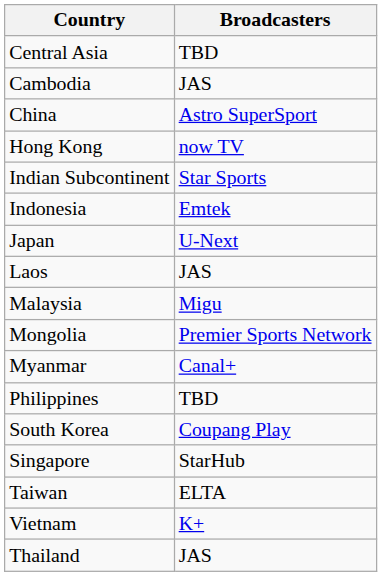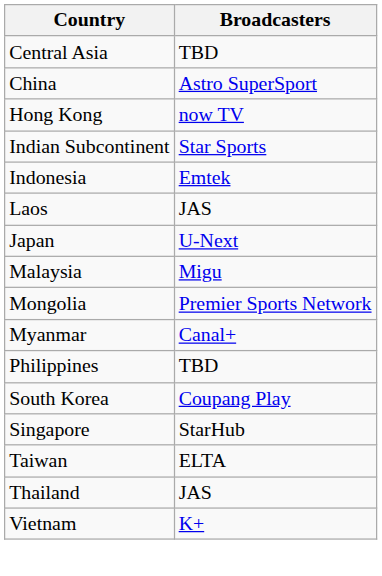- row: (50, 83)
rows swapped: (32, 240) <-> (28, 271)
rows swapped: (44, 555) <-> (43, 523)
